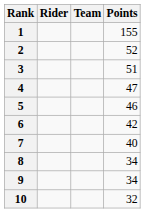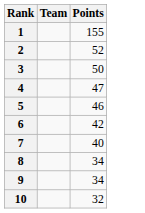- column: (54, 13)
(132, 69) 51 -> (98, 69) 50
